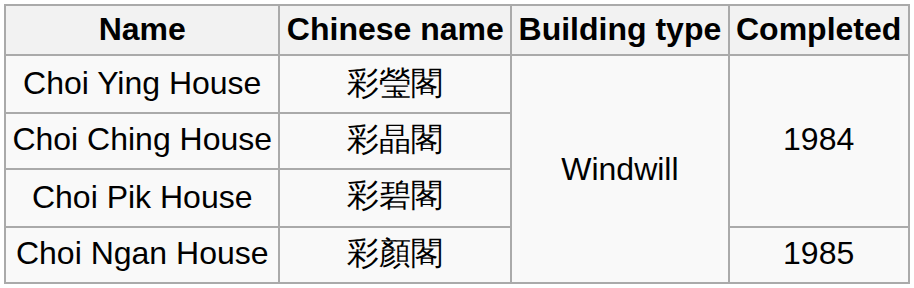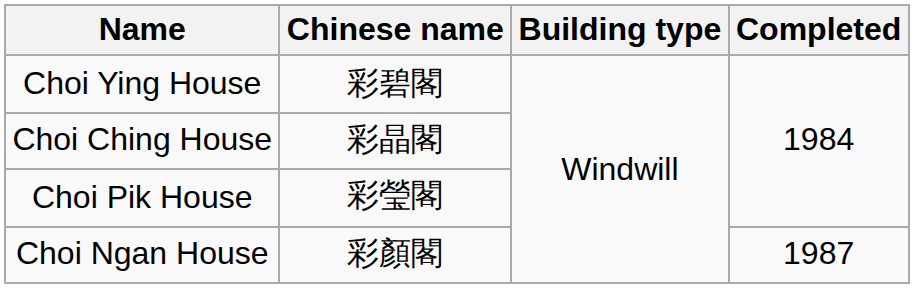(395, 82) 彩瑩閣 -> (395, 82) 彩碧閣
(395, 196) 彩碧閣 -> (395, 196) 彩瑩閣
(819, 253) 1985 -> (819, 253) 1987
